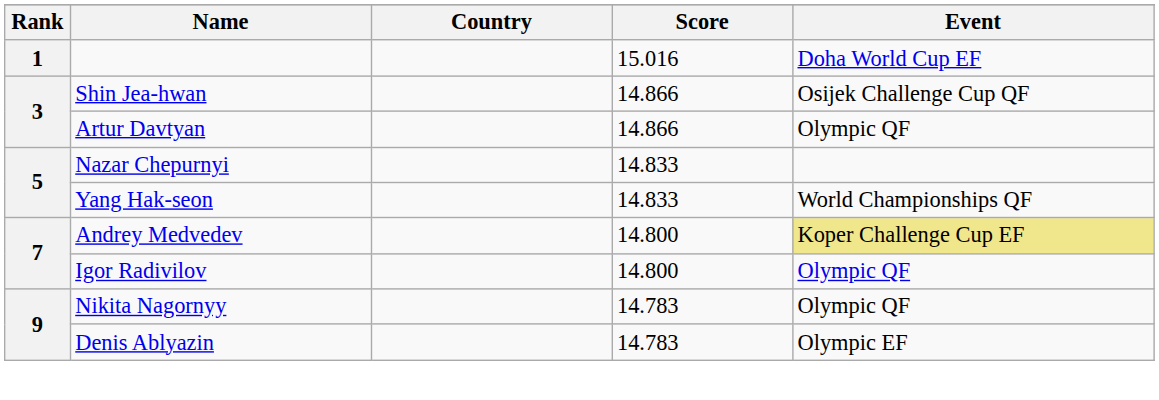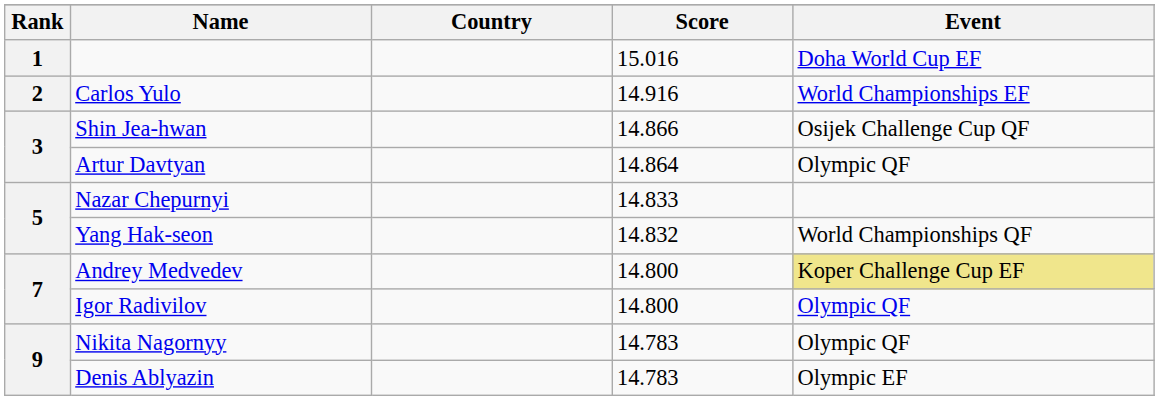+ row: (128, 93)
(648, 128) 14.866 -> (648, 164) 14.864
(648, 199) 14.833 -> (648, 235) 14.832
